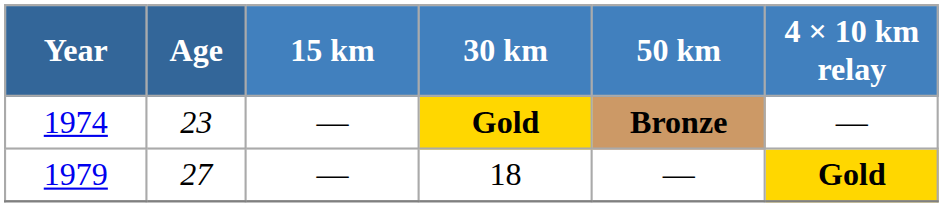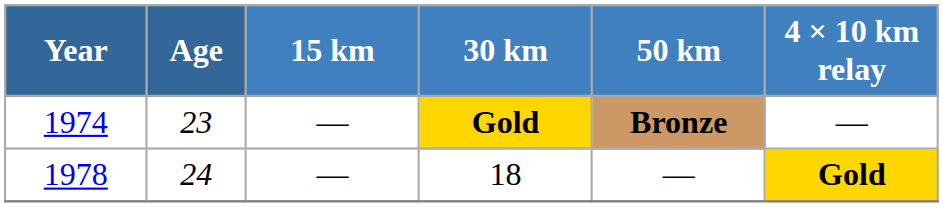(76, 174) 1979 -> (76, 174) 1978
(196, 174) 27 -> (196, 174) 24
